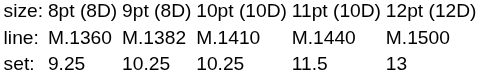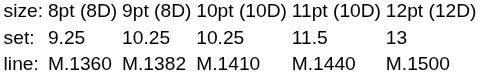rows swapped: (19, 64) <-> (21, 37)
